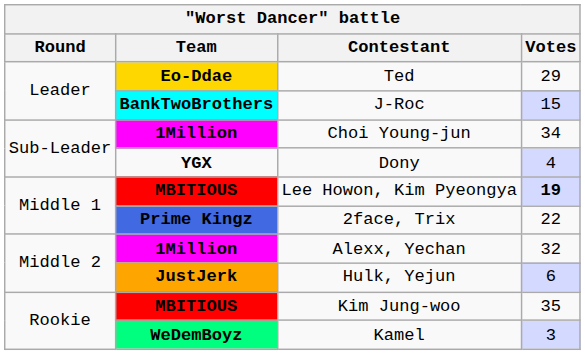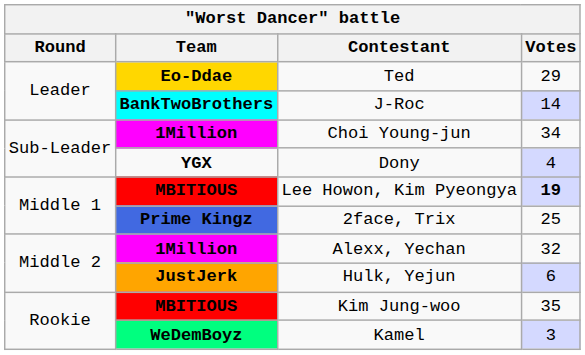(551, 105) 15 -> (551, 105) 14
(551, 220) 22 -> (551, 220) 25
